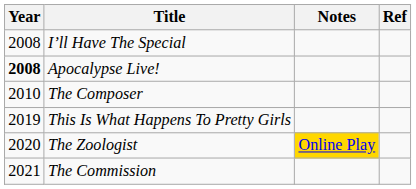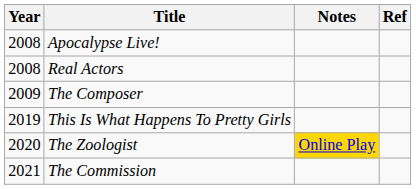- row: (117, 42)
(24, 68) bold -> (24, 42) normal
+ row: (86, 68)
(24, 94) 2010 -> (24, 94) 2009
